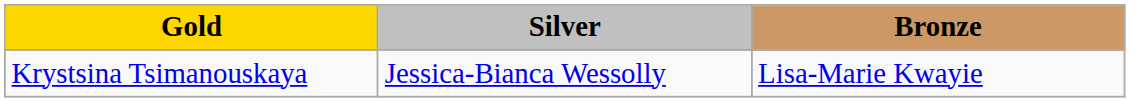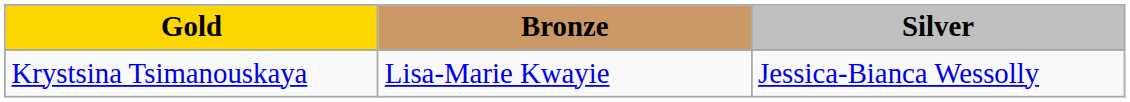columns swapped: (565, 27) <-> (938, 27)
